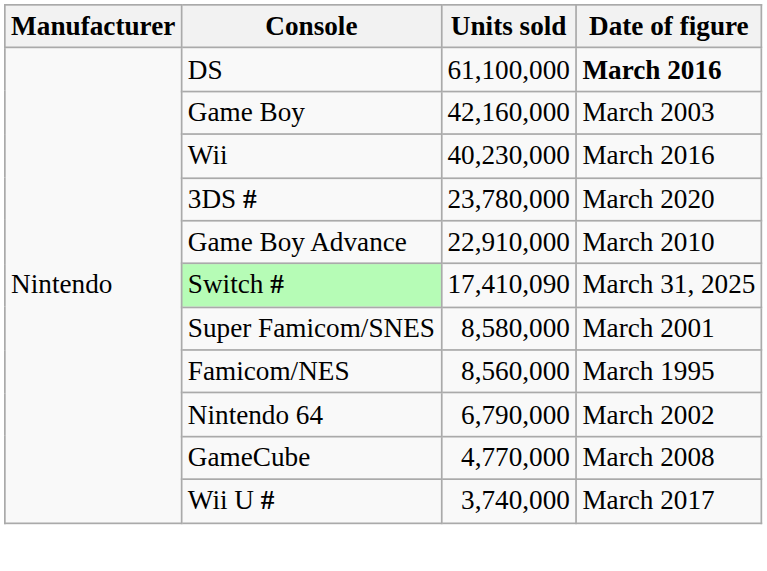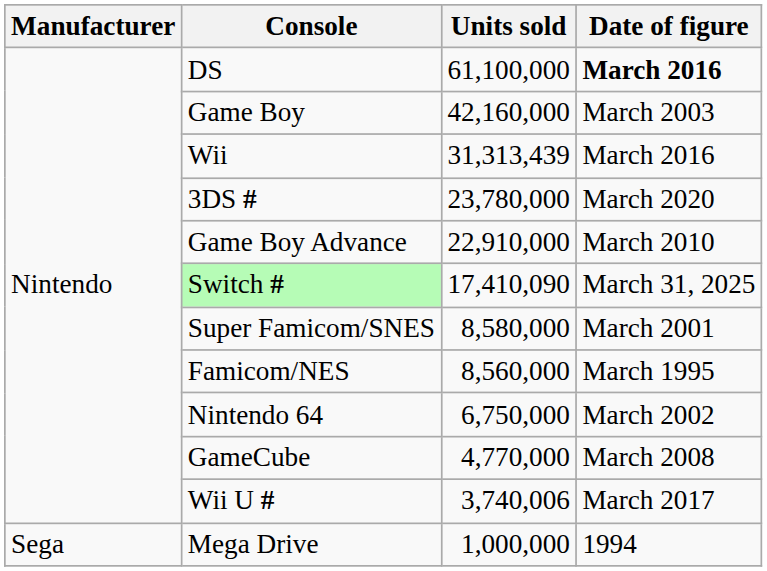(509, 155) 40,230,000 -> (509, 155) 31,313,439
(515, 414) 6,790,000 -> (515, 414) 6,750,000
(515, 500) 3,740,000 -> (515, 500) 3,740,006
+ row: (253, 543)
